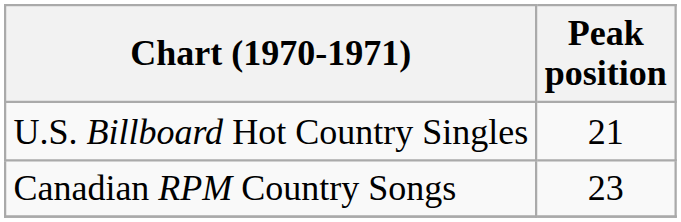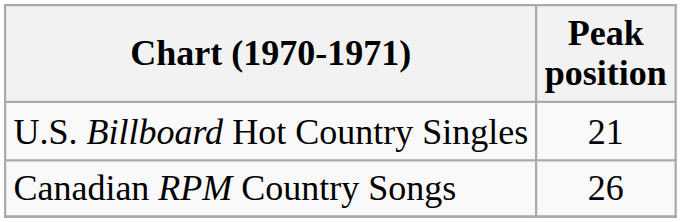(606, 187) 23 -> (606, 187) 26
